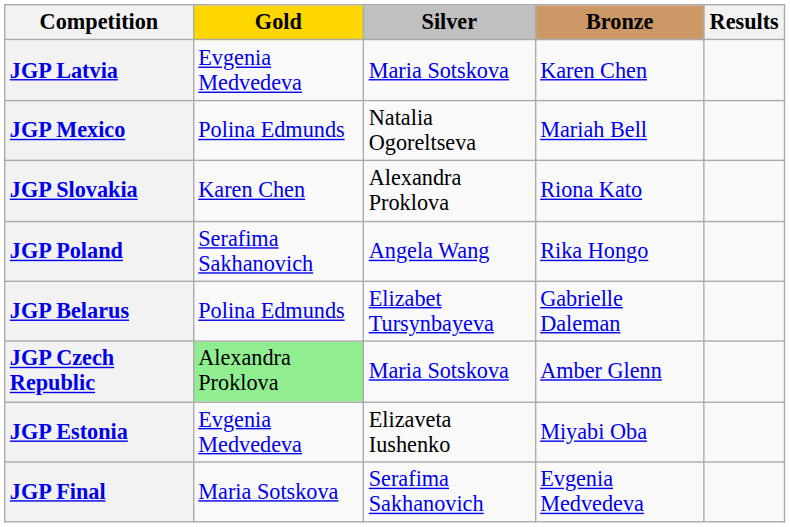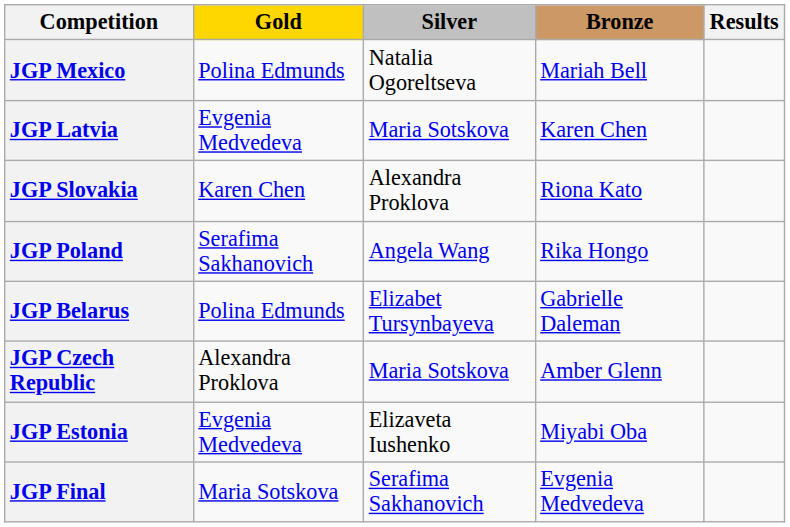rows swapped: (64, 69) <-> (68, 130)
(245, 371) lightgreen background -> (245, 371) no background
